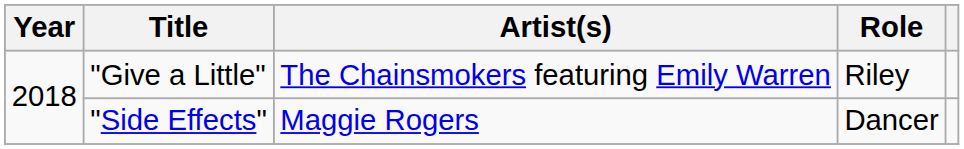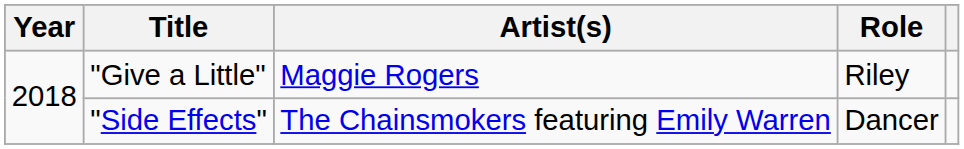(556, 74) The Chainsmokers featuring Emily Warren -> (380, 74) Maggie Rogers
(380, 120) Maggie Rogers -> (556, 120) The Chainsmokers featuring Emily Warren
